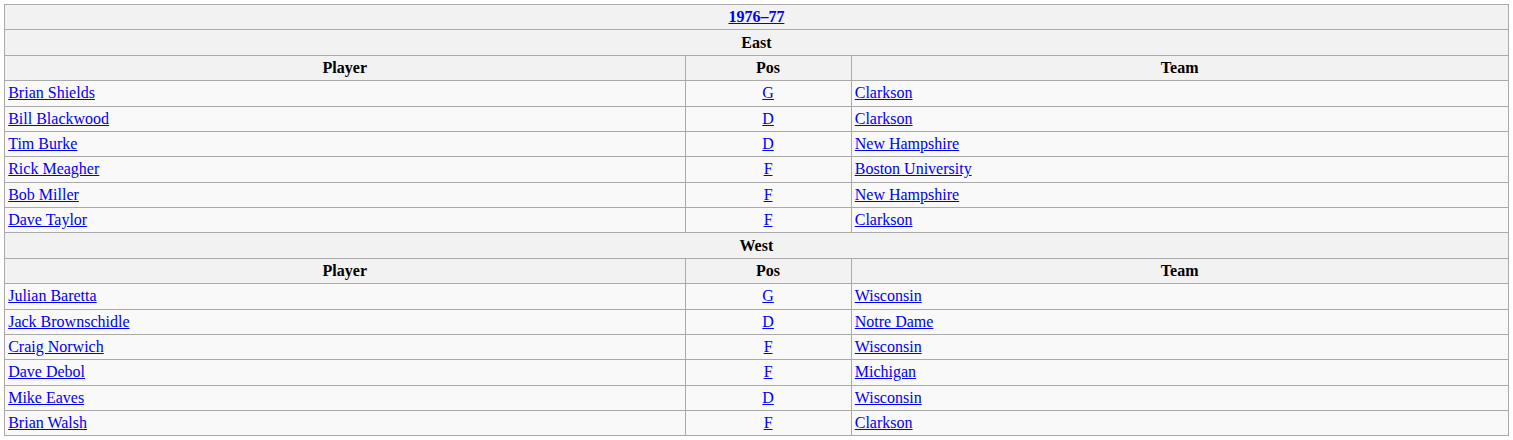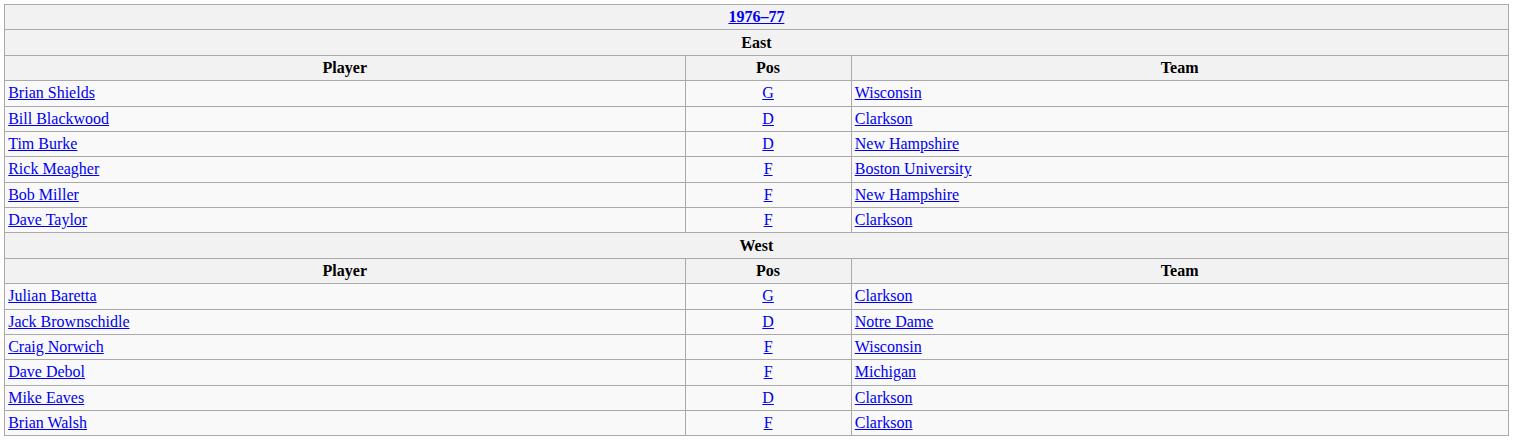(884, 93) Clarkson -> (888, 93) Wisconsin
(888, 296) Wisconsin -> (884, 296) Clarkson
(888, 397) Wisconsin -> (884, 397) Clarkson
